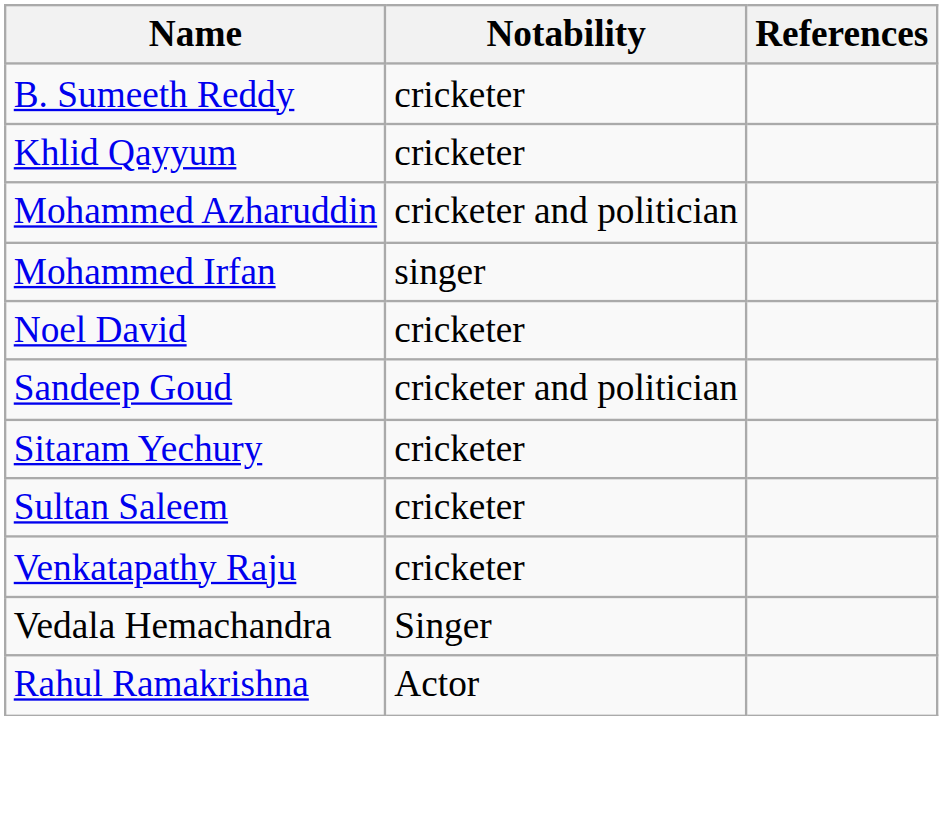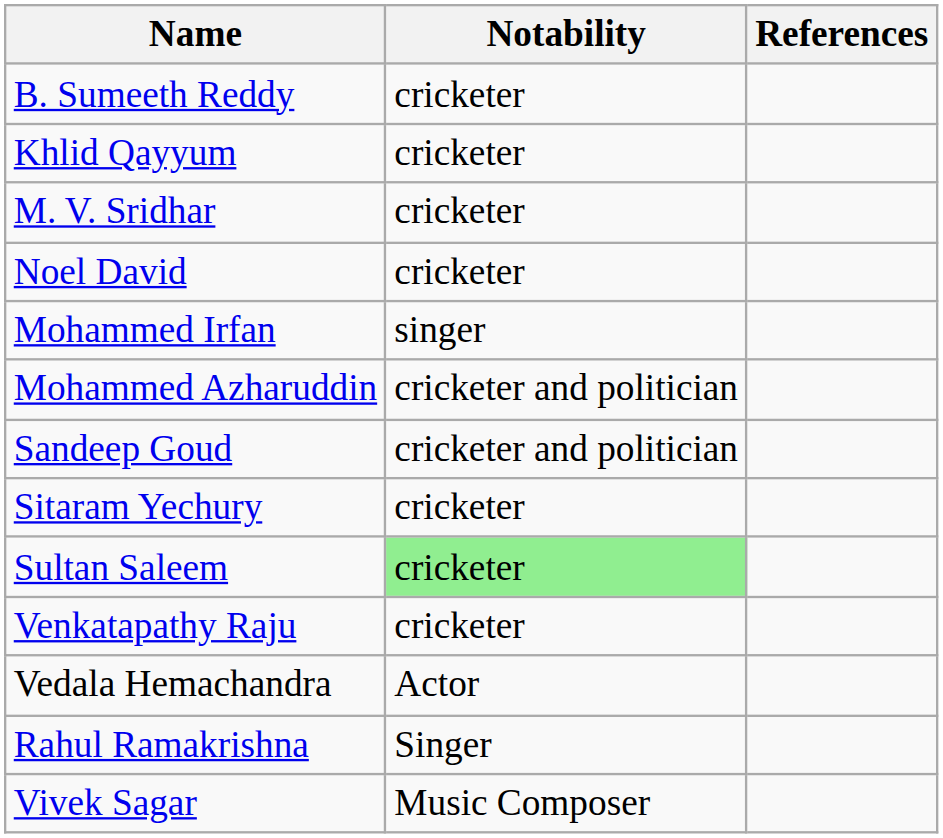+ row: (115, 211)
rows swapped: (195, 211) <-> (100, 329)
(460, 507) no background -> (460, 566) lightgreen background
(443, 625) Singer -> (437, 684) Actor
(437, 684) Actor -> (443, 743) Singer
+ row: (105, 802)
